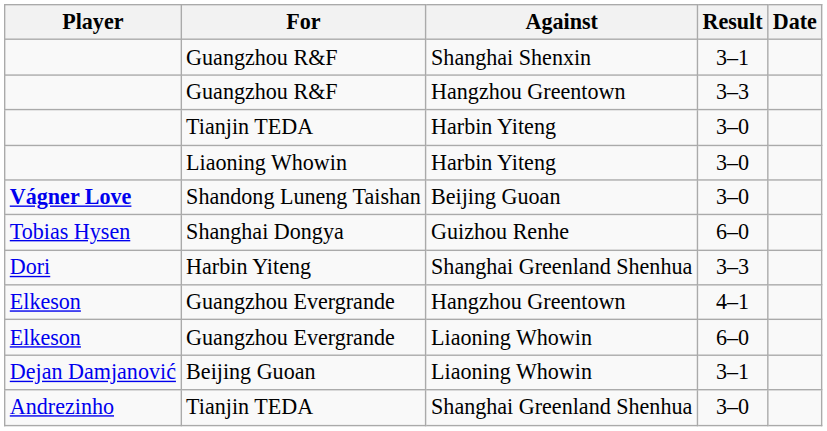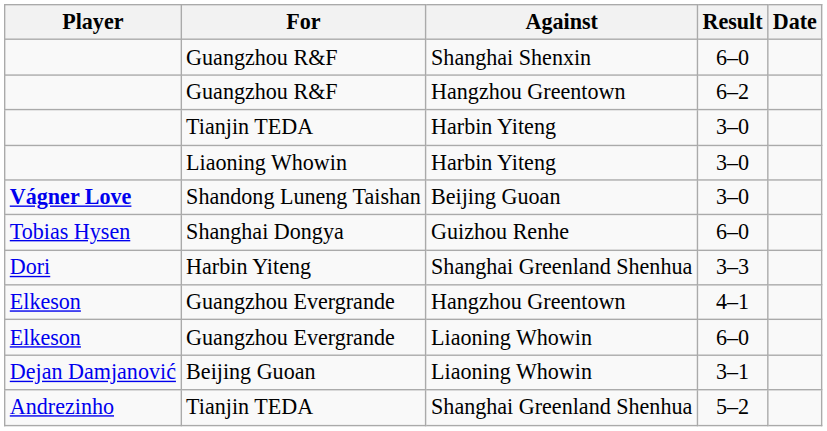(733, 57) 3–1 -> (733, 57) 6–0
(733, 92) 3–3 -> (733, 92) 6–2
(733, 407) 3–0 -> (733, 407) 5–2
